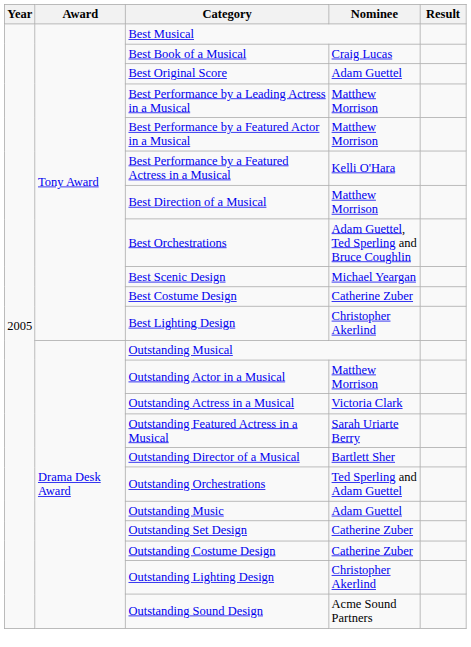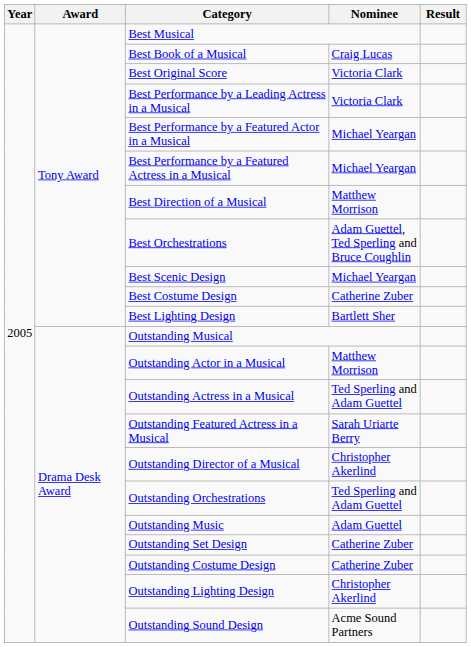(367, 73) Adam Guettel -> (367, 73) Victoria Clark
(355, 100) Matthew Morrison -> (367, 100) Victoria Clark
(355, 134) Matthew Morrison -> (374, 134) Michael Yeargan
(363, 168) Kelli O'Hara -> (374, 168) Michael Yeargan
(361, 323) Christopher Akerlind -> (363, 316) Bartlett Sher
(367, 403) Victoria Clark -> (374, 396) Ted Sperling and Adam Guettel
(363, 457) Bartlett Sher -> (361, 464) Christopher Akerlind
